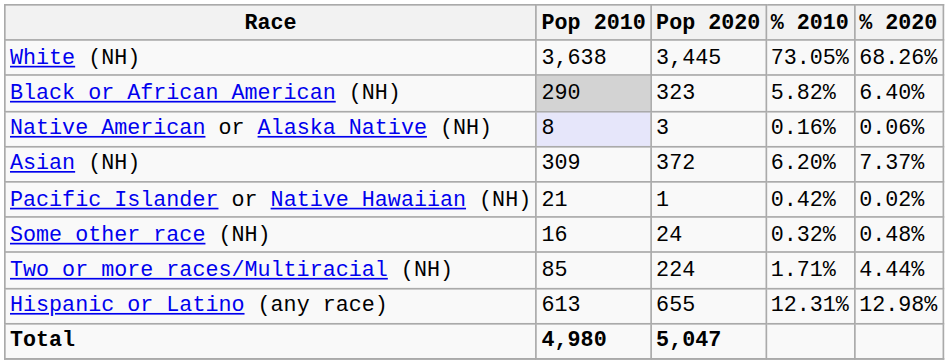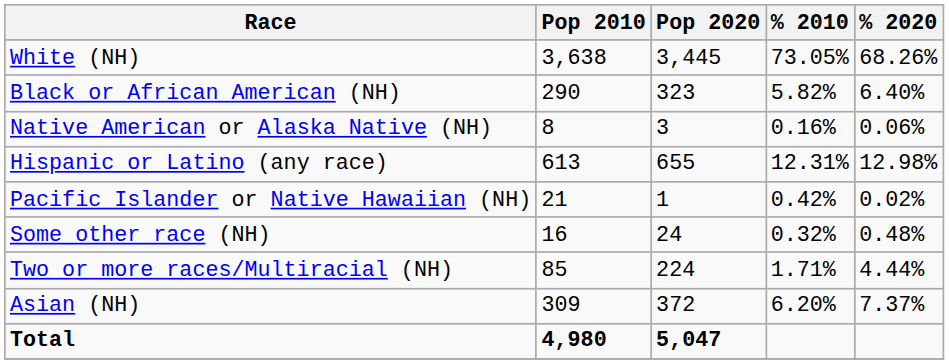(561, 93) lightgrey background -> (561, 93) no background
(548, 129) lavender background -> (548, 129) no background
rows swapped: (75, 164) <-> (199, 306)
